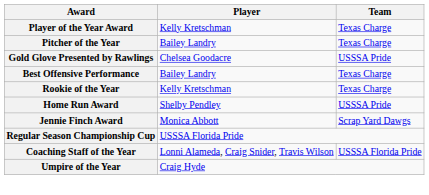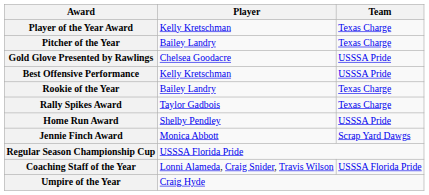(188, 74) Bailey Landry -> (195, 74) Kelly Kretschman
(365, 74) Texas Charge -> (365, 74) USSSA Pride
(195, 89) Kelly Kretschman -> (188, 89) Bailey Landry
+ row: (81, 105)
